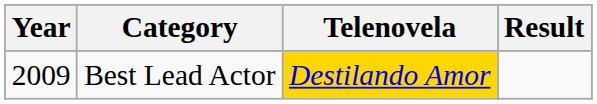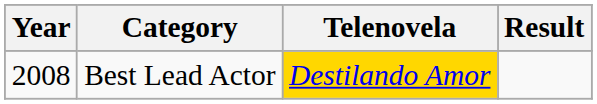(41, 74) 2009 -> (41, 74) 2008
